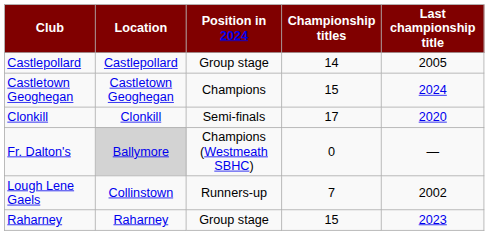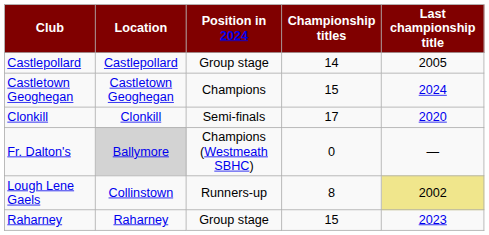(332, 192) 7 -> (332, 192) 8
(433, 192) no background -> (433, 192) khaki background
